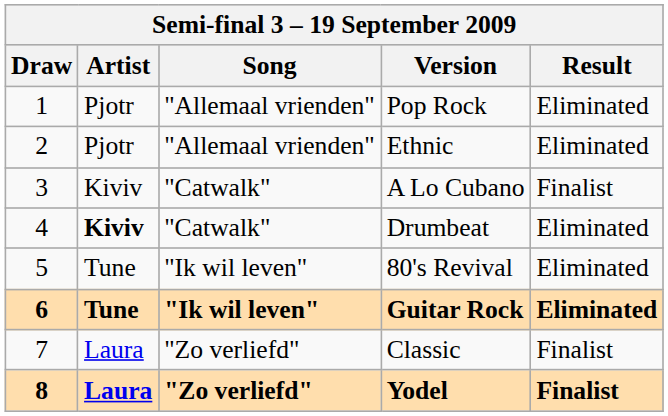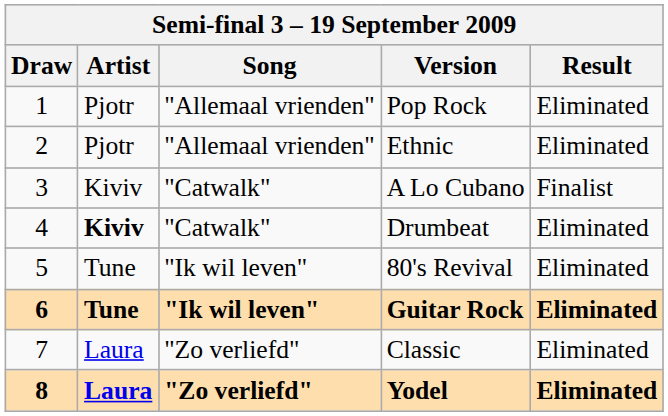(575, 349) Finalist -> (593, 349) Eliminated
(578, 390) Finalist -> (597, 390) Eliminated
